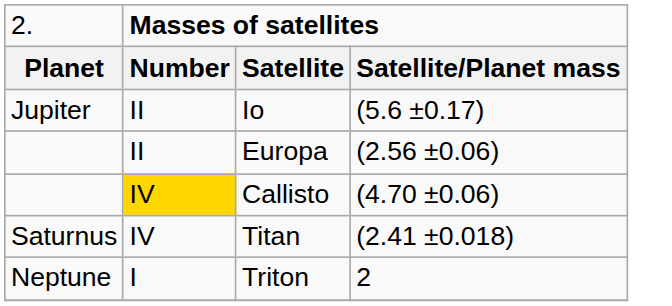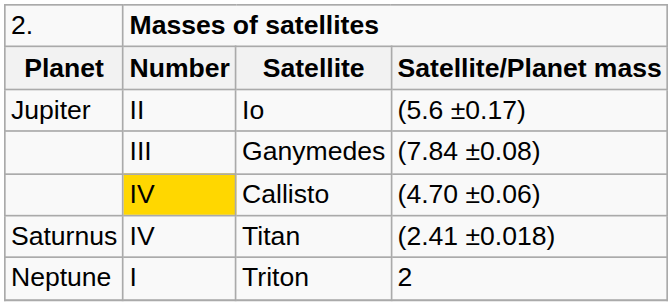- row: (285, 151)
+ row: (314, 151)
